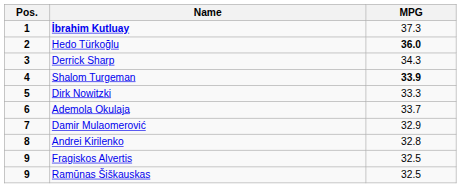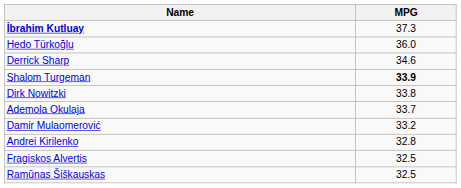- column: (27, 12)
(411, 45) bold -> (406, 45) normal
(411, 61) 34.3 -> (406, 61) 34.6
(411, 93) 33.3 -> (406, 93) 33.8
(411, 126) 32.9 -> (406, 126) 33.2
